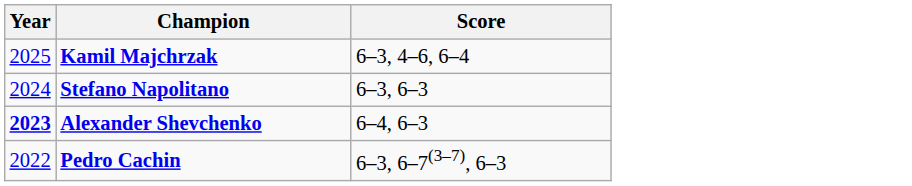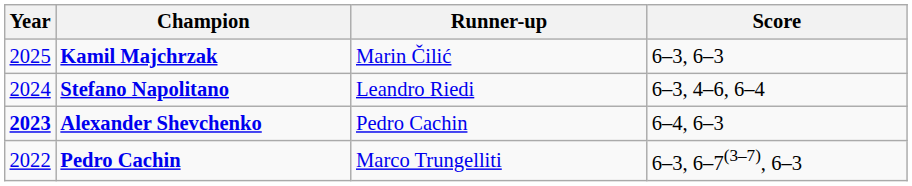+ column: (499, 21)
(413, 55) 6–3, 4–6, 6–4 -> (688, 55) 6–3, 6–3
(392, 89) 6–3, 6–3 -> (708, 89) 6–3, 4–6, 6–4
